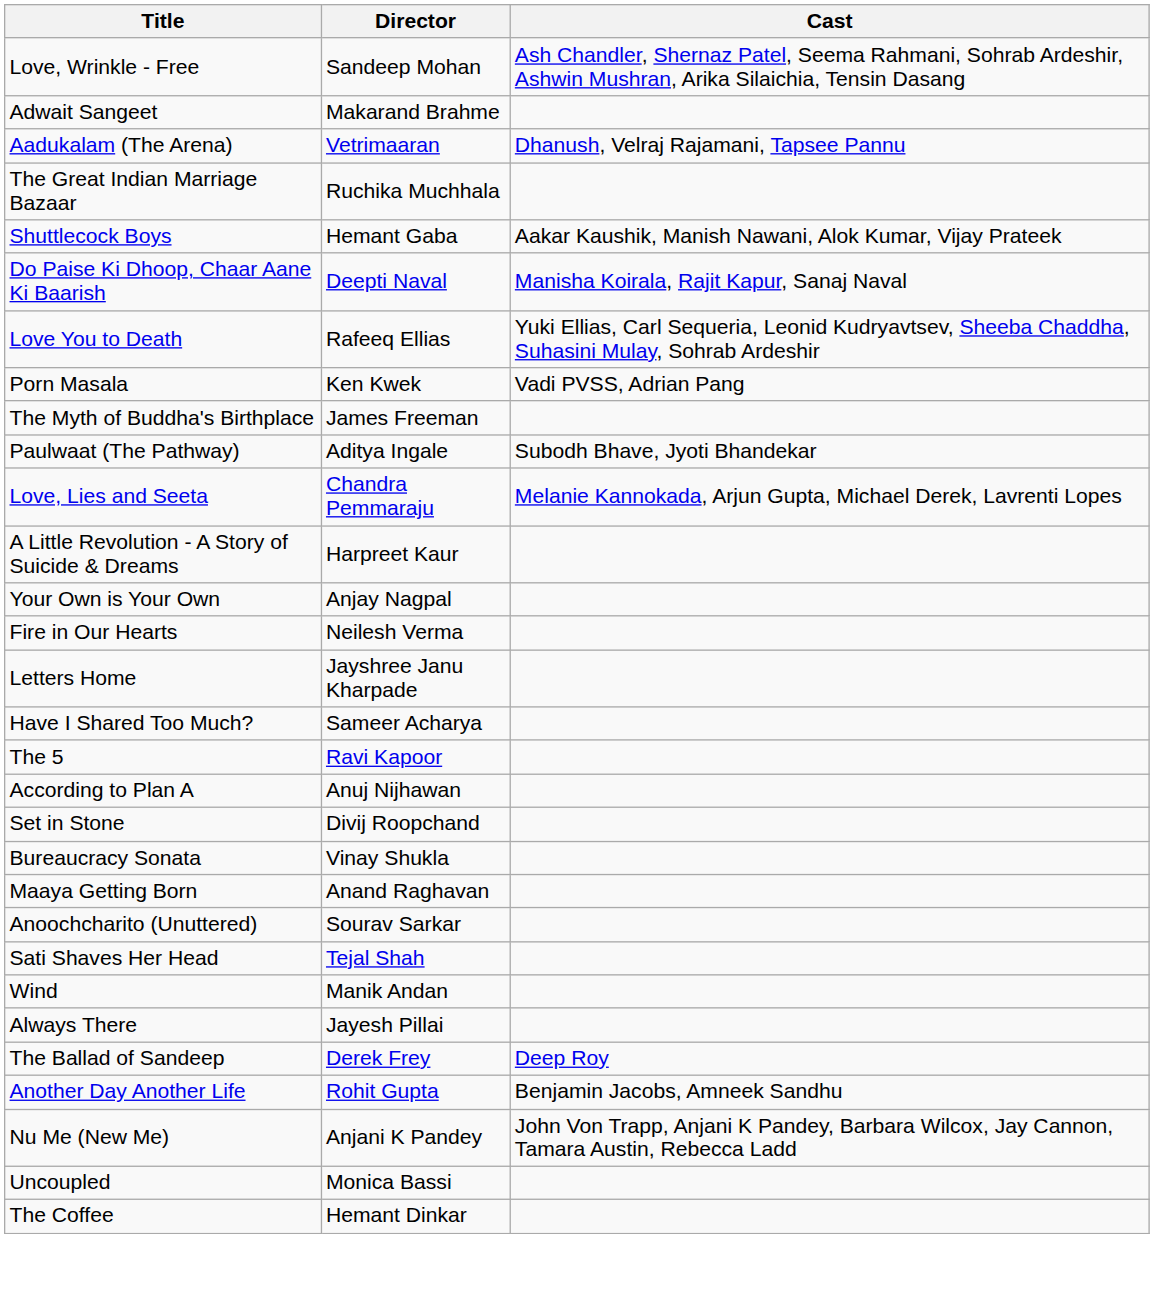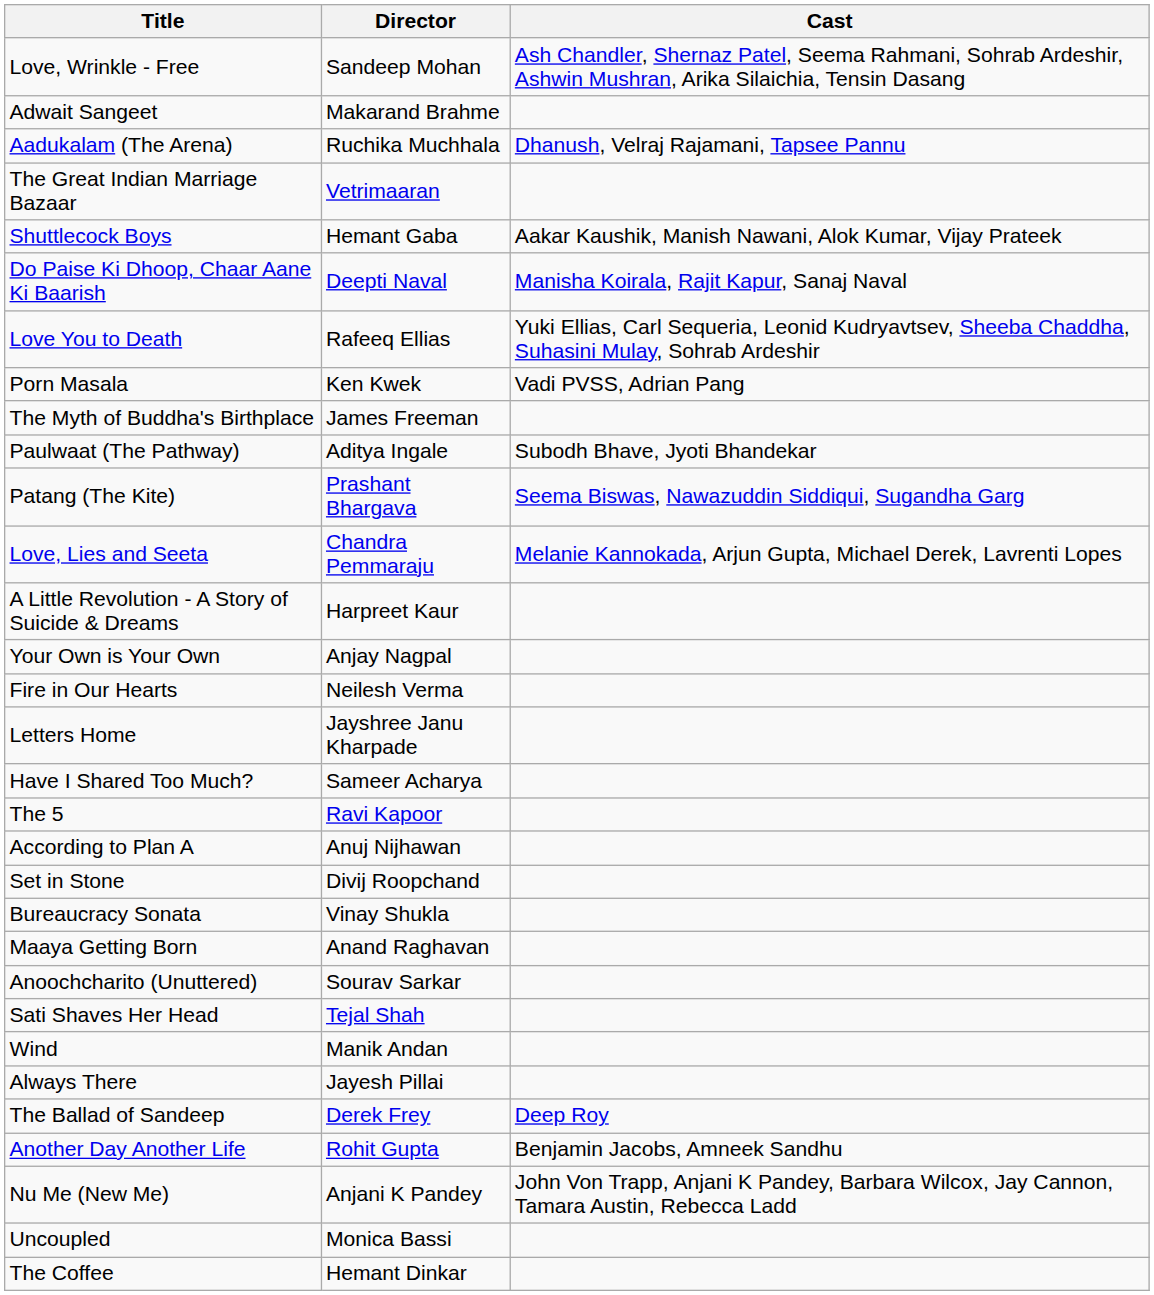(383, 145) Vetrimaaran -> (413, 145) Ruchika Muchhala
(413, 190) Ruchika Muchhala -> (383, 190) Vetrimaaran
+ row: (92, 496)
